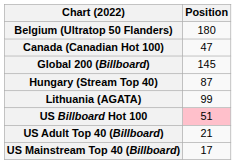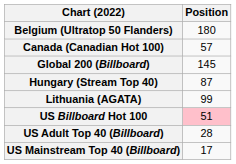(207, 47) 47 -> (207, 47) 57
(207, 133) 21 -> (207, 133) 28
